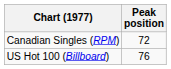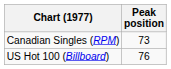(144, 40) 72 -> (144, 40) 73
